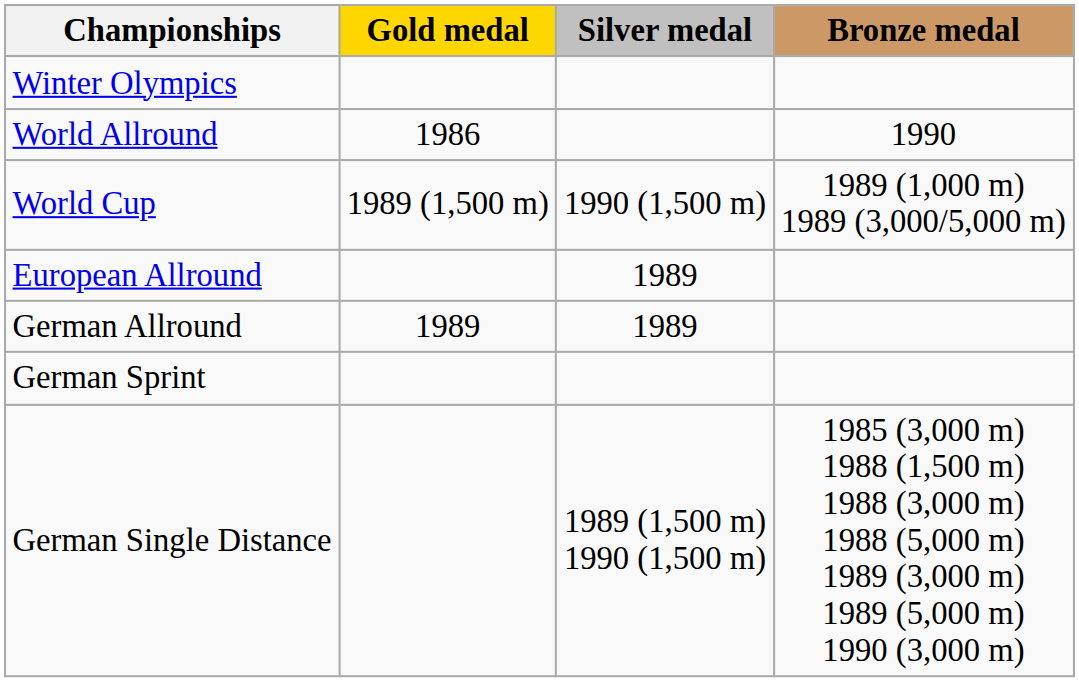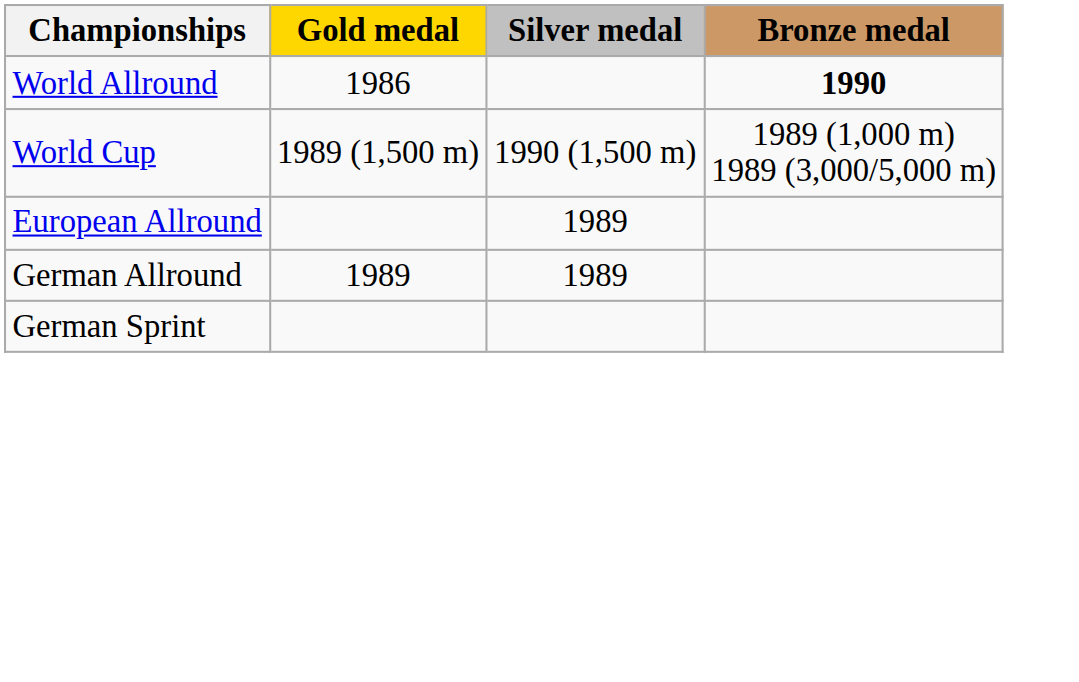- row: (125, 82)
(923, 133) normal -> (854, 82) bold
- row: (172, 539)
